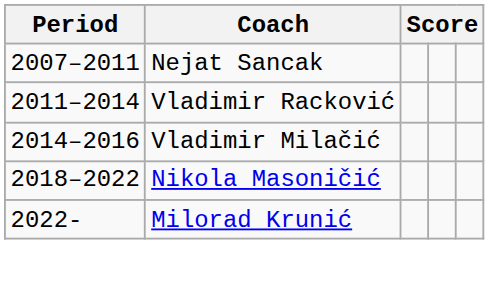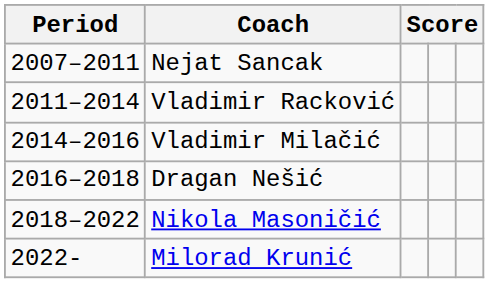+ row: (237, 180)
